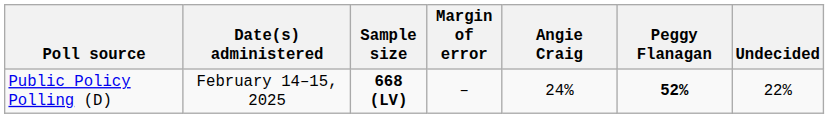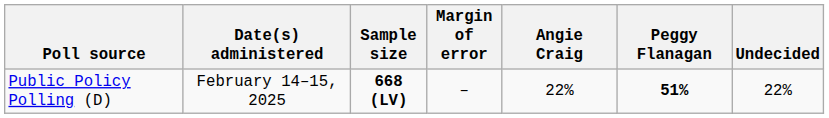(559, 91) 24% -> (559, 91) 22%
(674, 91) 52% -> (674, 91) 51%
